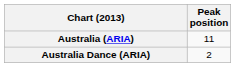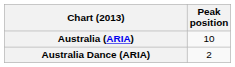(209, 39) 11 -> (209, 39) 10
